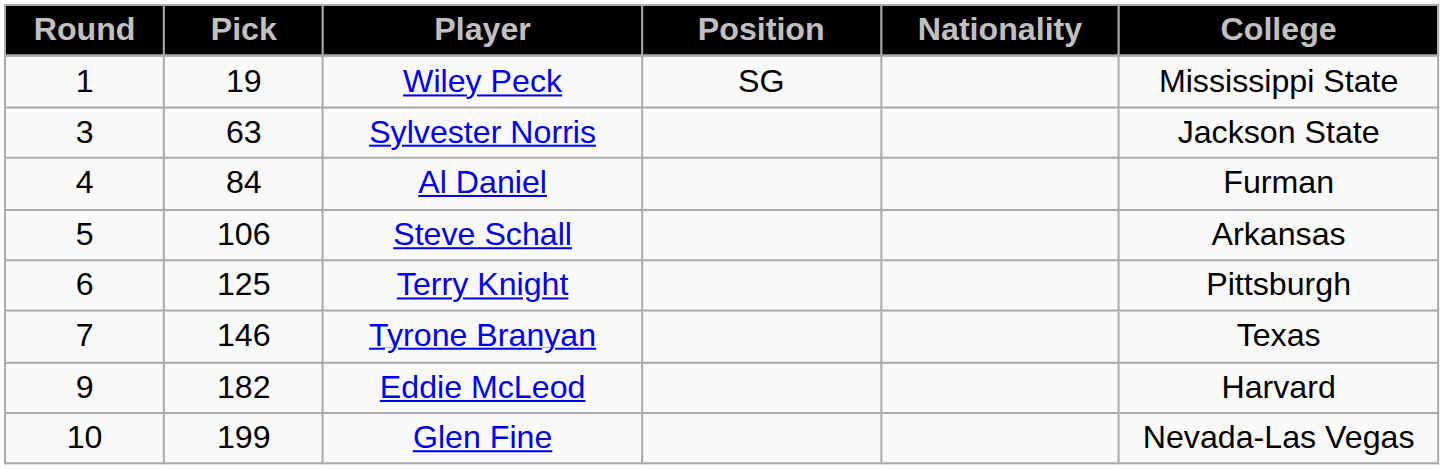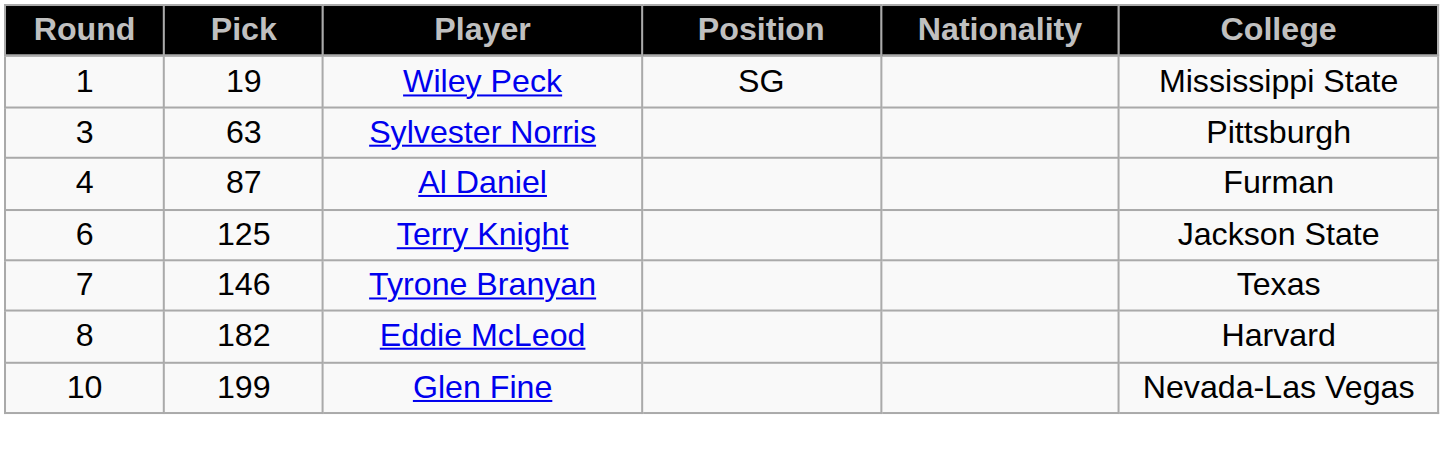(1279, 132) Jackson State -> (1279, 132) Pittsburgh
(244, 183) 84 -> (244, 183) 87
- row: (483, 234)
(1279, 285) Pittsburgh -> (1279, 234) Jackson State
(85, 387) 9 -> (85, 336) 8
